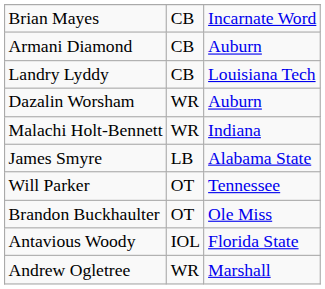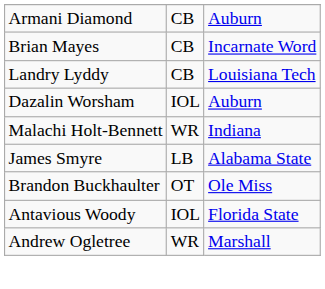rows swapped: (70, 46) <-> (54, 18)
(185, 102) WR -> (185, 102) IOL
- row: (49, 185)
